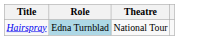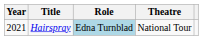+ column: (16, 12)
